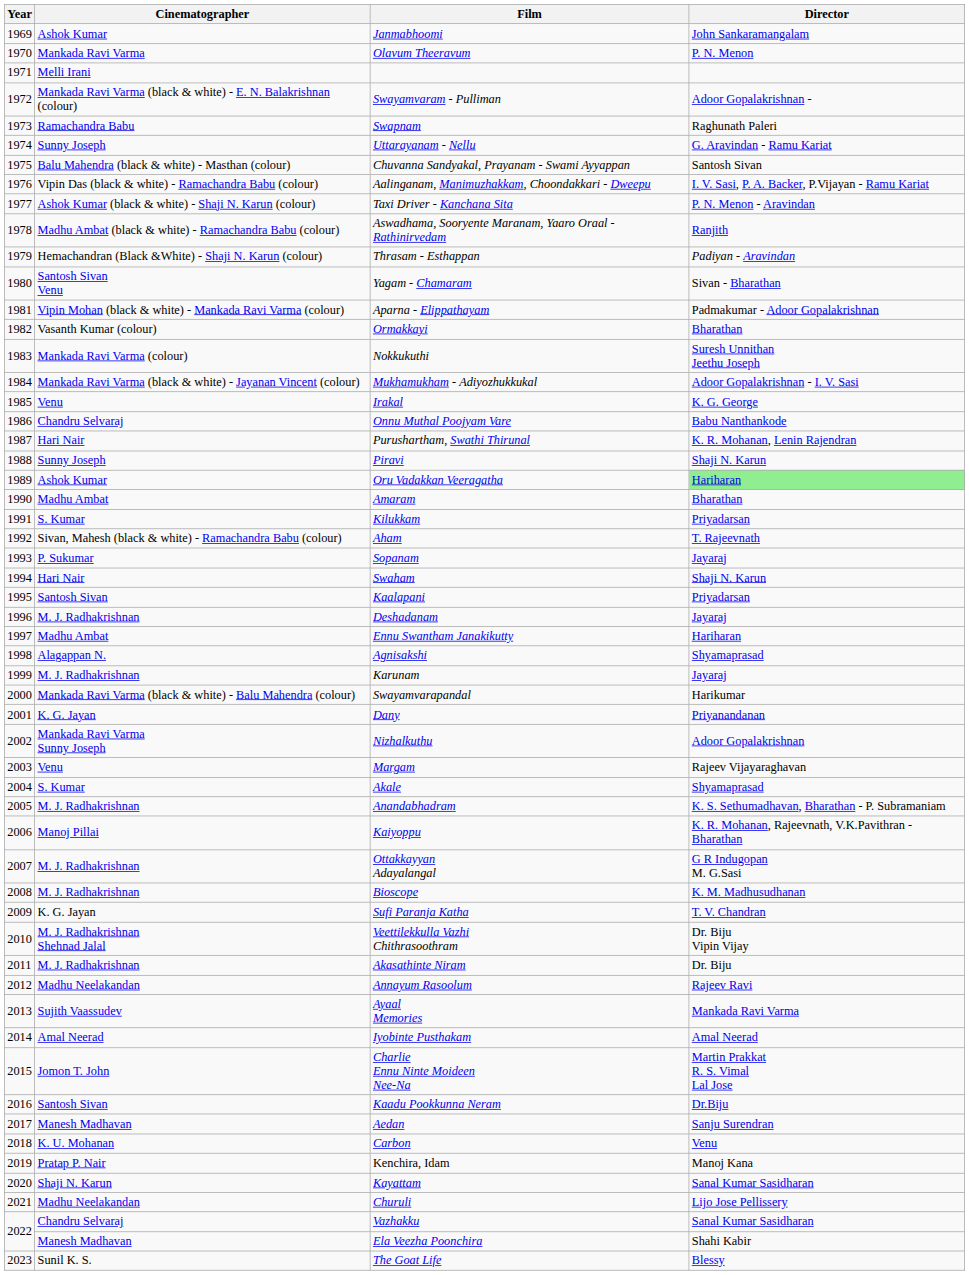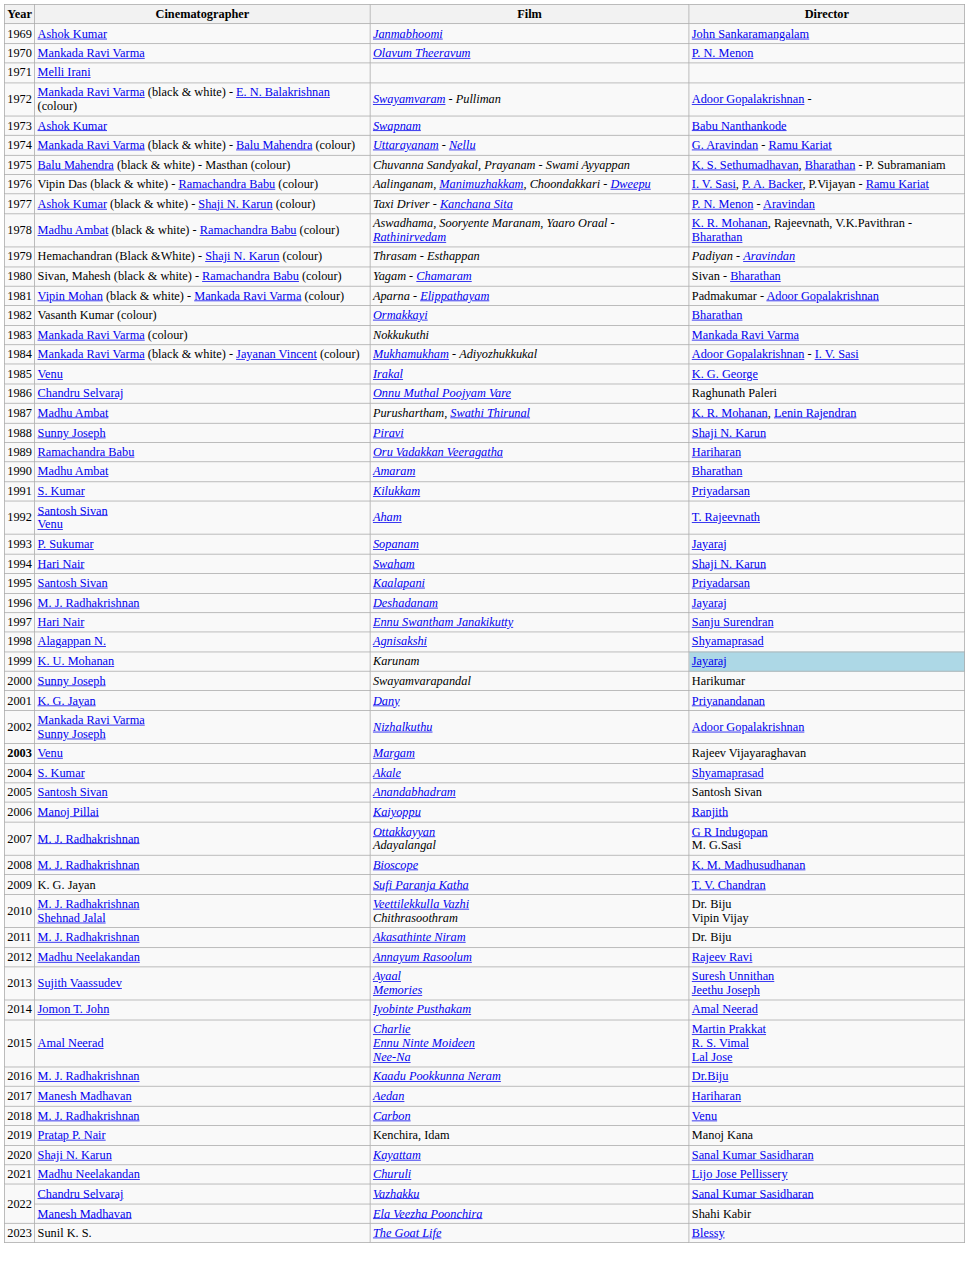(86, 125) Ramachandra Babu -> (72, 125) Ashok Kumar
(734, 125) Raghunath Paleri -> (739, 125) Babu Nanthankode
(72, 145) Sunny Joseph -> (196, 145) Mankada Ravi Varma (black & white) - Balu Mahendra (colour)
(727, 164) Santosh Sivan -> (819, 164) K. S. Sethumadhavan, Bharathan - P. Subramaniam
(710, 230) Ranjith -> (802, 230) K. R. Mohanan, Rajeevnath, V.K.Pavithran - Bharathan
(73, 283) Santosh Sivan Venu -> (190, 276) Sivan, Mahesh (black & white) - Ramachandra Babu (colour)
(733, 355) Suresh Unnithan Jeethu Joseph -> (745, 335) Mankada Ravi Varma
(739, 421) Babu Nanthankode -> (734, 393) Raghunath Paleri
(61, 440) Hari Nair -> (73, 413) Madhu Ambat
(72, 480) Ashok Kumar -> (86, 452) Ramachandra Babu
(716, 480) lightgreen background -> (716, 452) no background
(190, 538) Sivan, Mahesh (black & white) - Ramachandra Babu (colour) -> (73, 517) Santosh Sivan Venu
(73, 636) Madhu Ambat -> (61, 622) Hari Nair
(716, 636) Hariharan -> (733, 622) Sanju Surendran
(89, 675) M. J. Radhakrishnan -> (76, 661) K. U. Mohanan
(709, 675) no background -> (709, 661) lightblue background
(196, 694) Mankada Ravi Varma (black & white) - Balu Mahendra (colour) -> (72, 681) Sunny Joseph
(20, 767) normal -> (20, 753) bold
(89, 806) M. J. Radhakrishnan -> (73, 792) Santosh Sivan
(819, 806) K. S. Sethumadhavan, Bharathan - P. Subramaniam -> (727, 792) Santosh Sivan
(802, 832) K. R. Mohanan, Rajeevnath, V.K.Pavithran - Bharathan -> (710, 812) Ranjith
(745, 1011) Mankada Ravi Varma -> (733, 983) Suresh Unnithan Jeethu Joseph
(71, 1037) Amal Neerad -> (73, 1010) Jomon T. John
(73, 1071) Jomon T. John -> (71, 1043) Amal Neerad
(73, 1104) Santosh Sivan -> (89, 1076) M. J. Radhakrishnan
(733, 1124) Sanju Surendran -> (716, 1096) Hariharan
(76, 1143) K. U. Mohanan -> (89, 1115) M. J. Radhakrishnan
